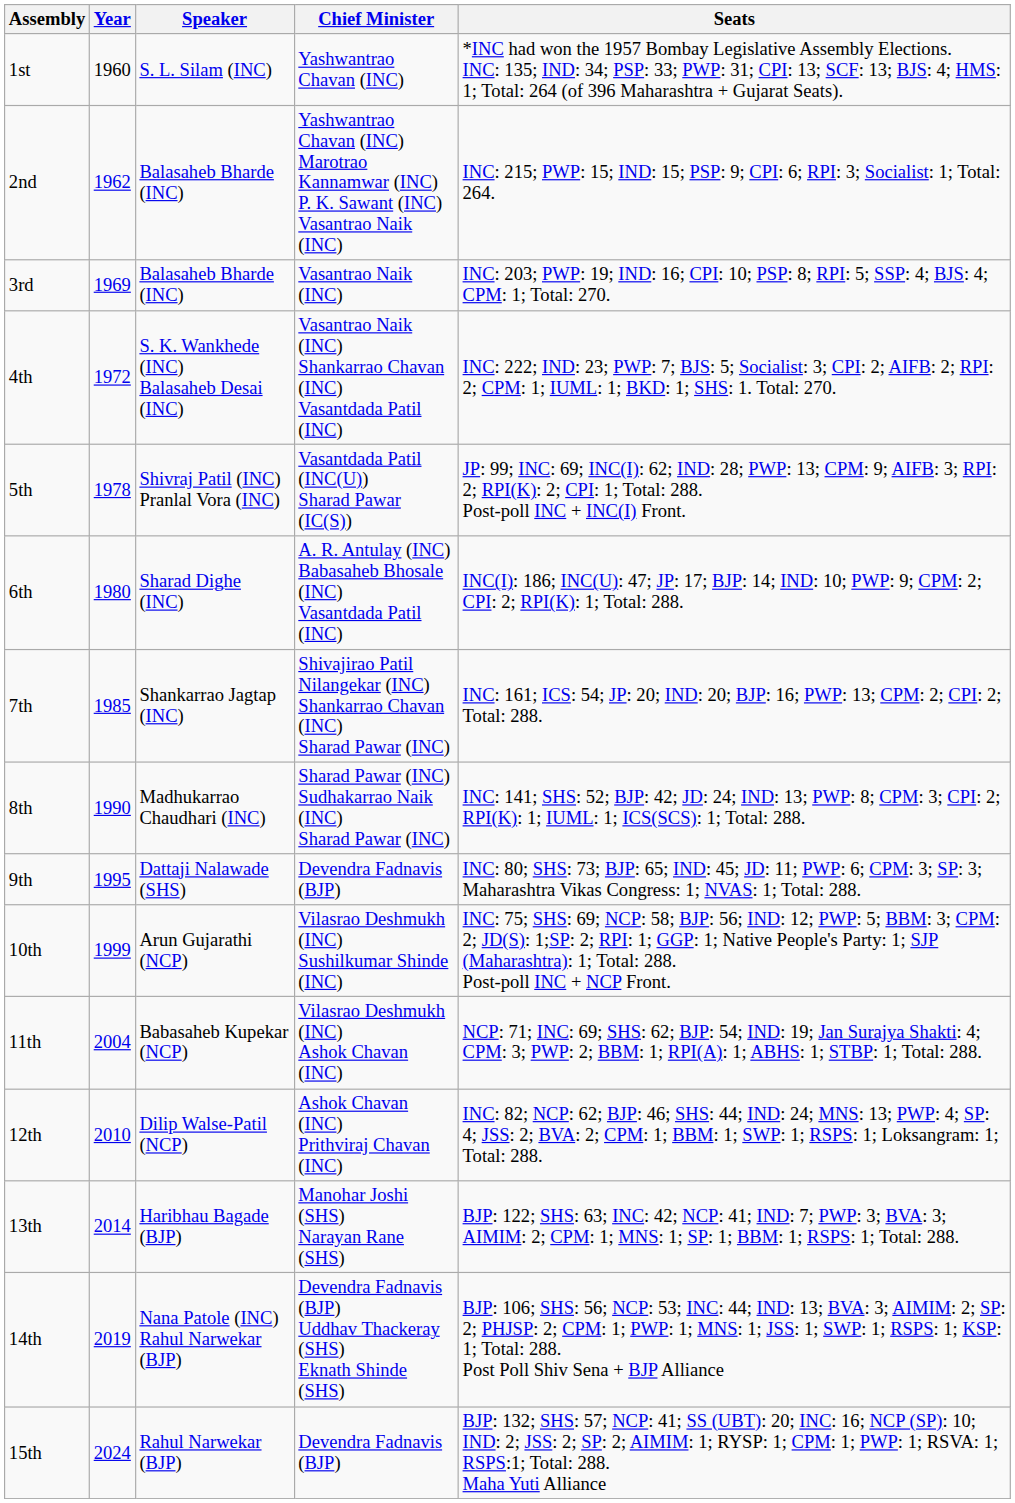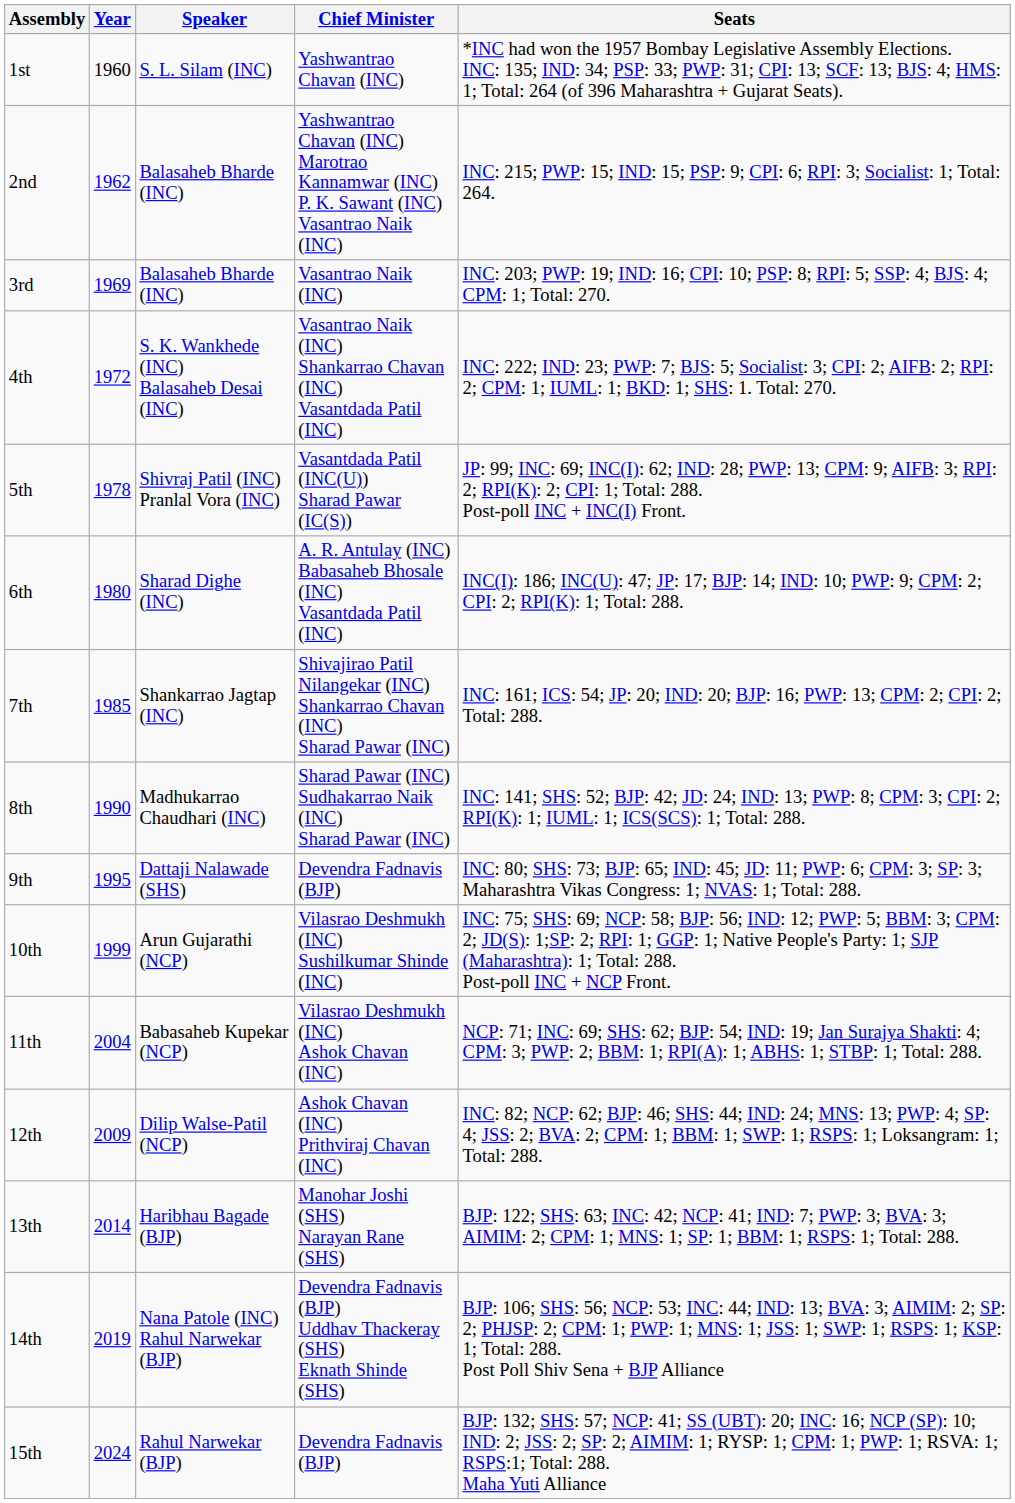(112, 1134) 2010 -> (112, 1134) 2009
